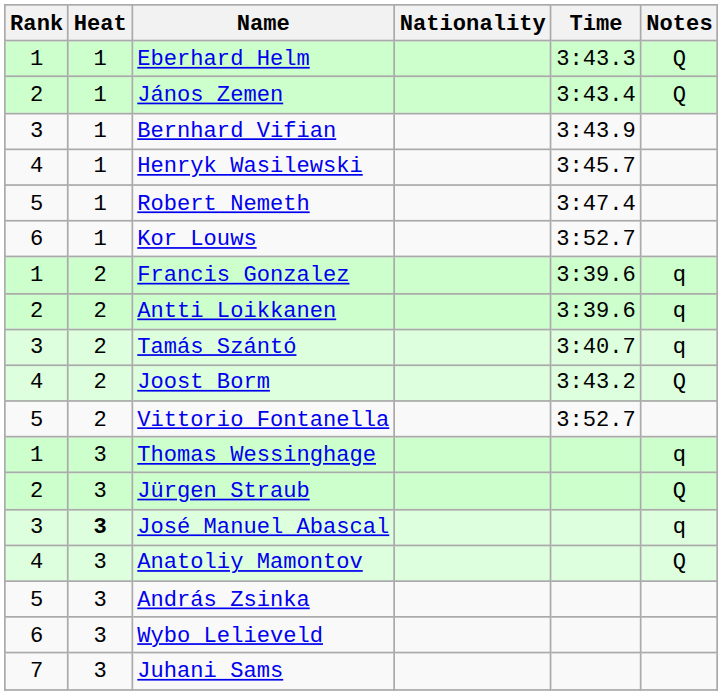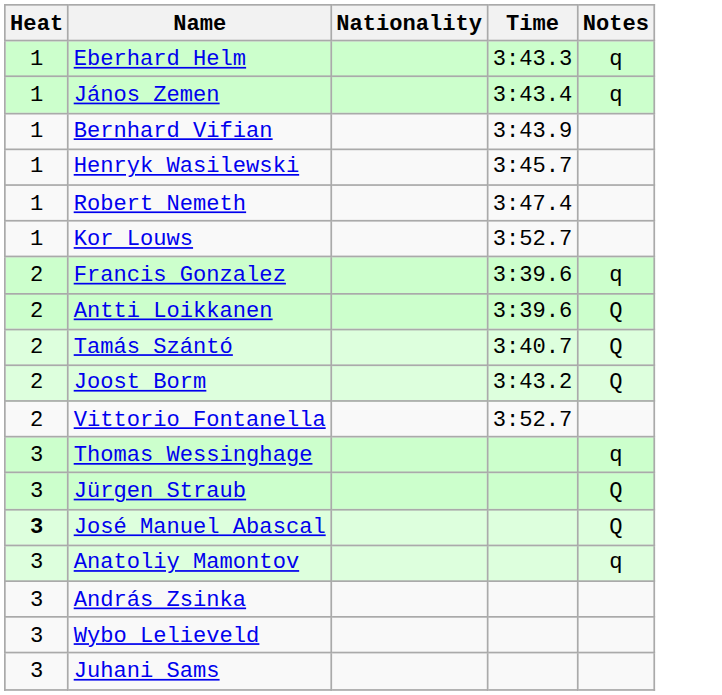- column: (37, 23)
(679, 59) Q -> (616, 59) q
(679, 95) Q -> (616, 95) q
(679, 311) q -> (616, 311) Q
(679, 347) q -> (616, 347) Q
(679, 527) q -> (616, 527) Q
(679, 563) Q -> (616, 563) q
